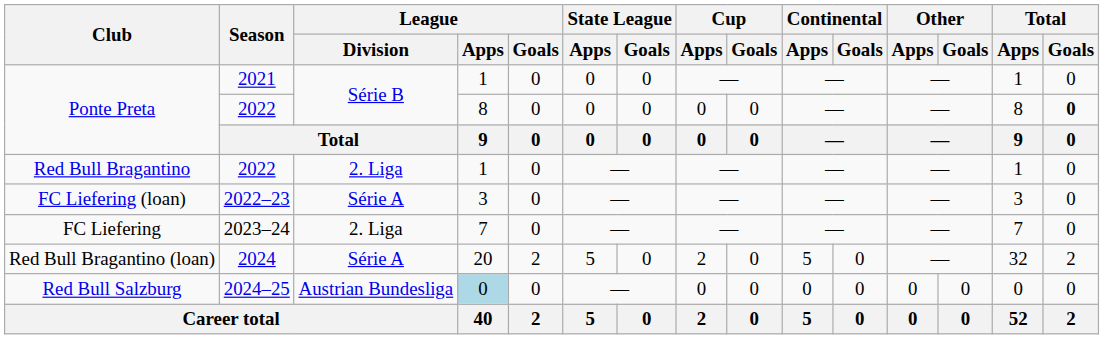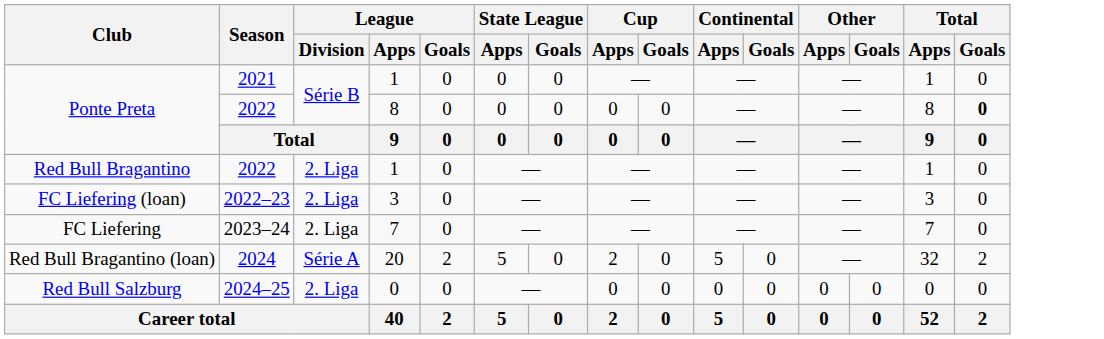(376, 199) Série A -> (332, 199) 2. Liga
(376, 288) Austrian Bundesliga -> (332, 288) 2. Liga
(483, 288) lightblue background -> (394, 288) no background
